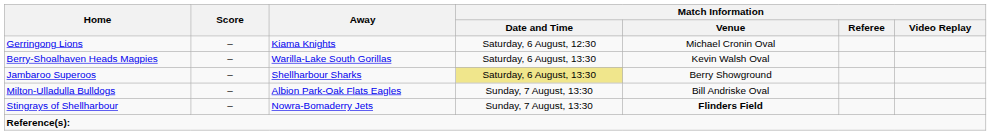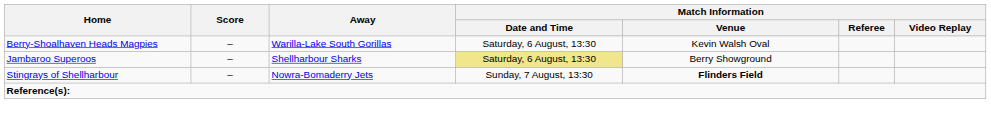- row: (45, 43)
- row: (61, 91)
